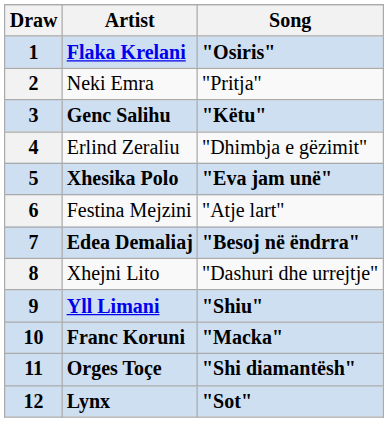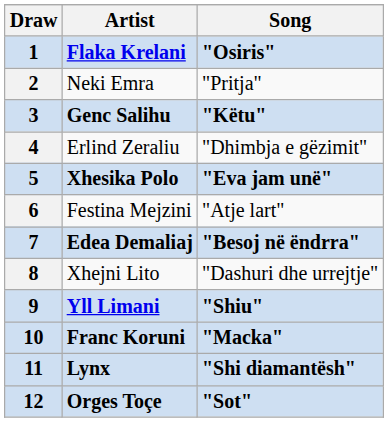(114, 369) Orges Toçe -> (88, 369) Lynx
(88, 400) Lynx -> (114, 400) Orges Toçe
